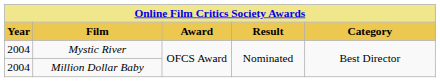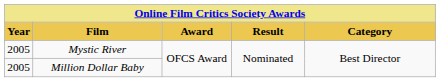(19, 49) 2004 -> (19, 49) 2005
(19, 67) 2004 -> (19, 67) 2005
